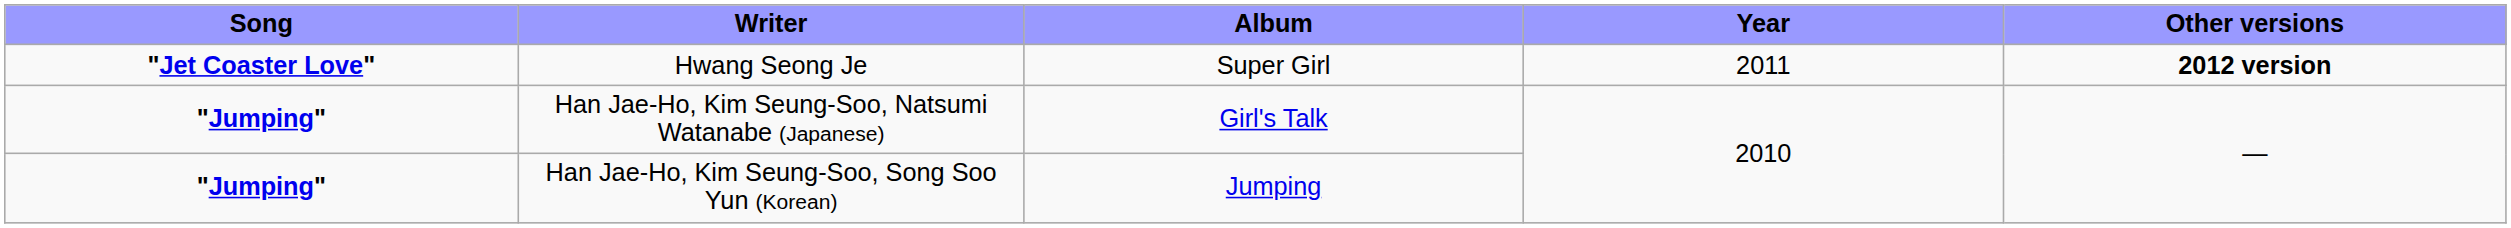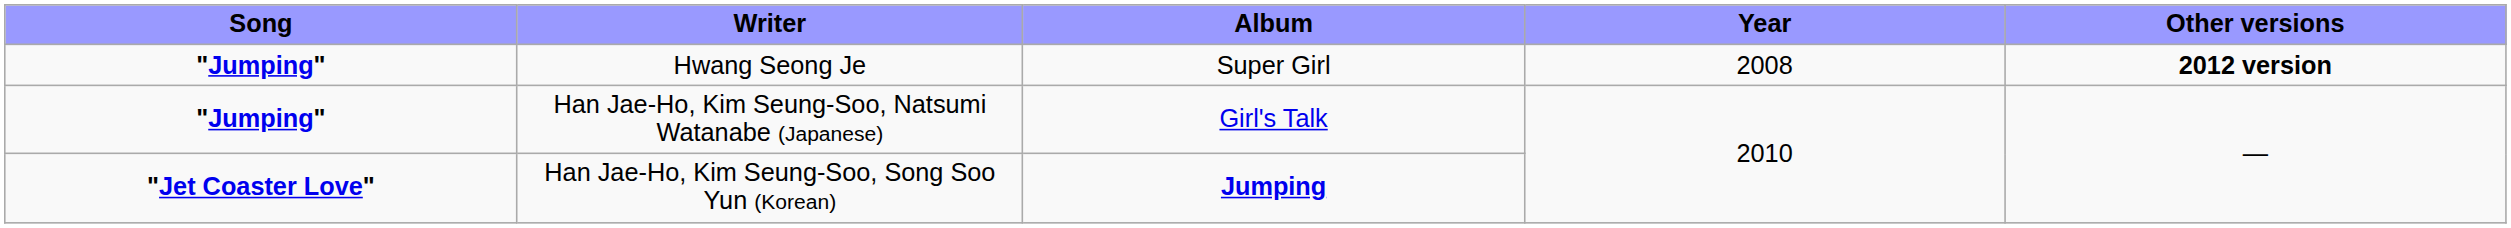(261, 64) "Jet Coaster Love" -> (261, 64) "Jumping"
(1763, 64) 2011 -> (1765, 64) 2008
(261, 187) "Jumping" -> (261, 187) "Jet Coaster Love"
(1274, 187) normal -> (1274, 187) bold
